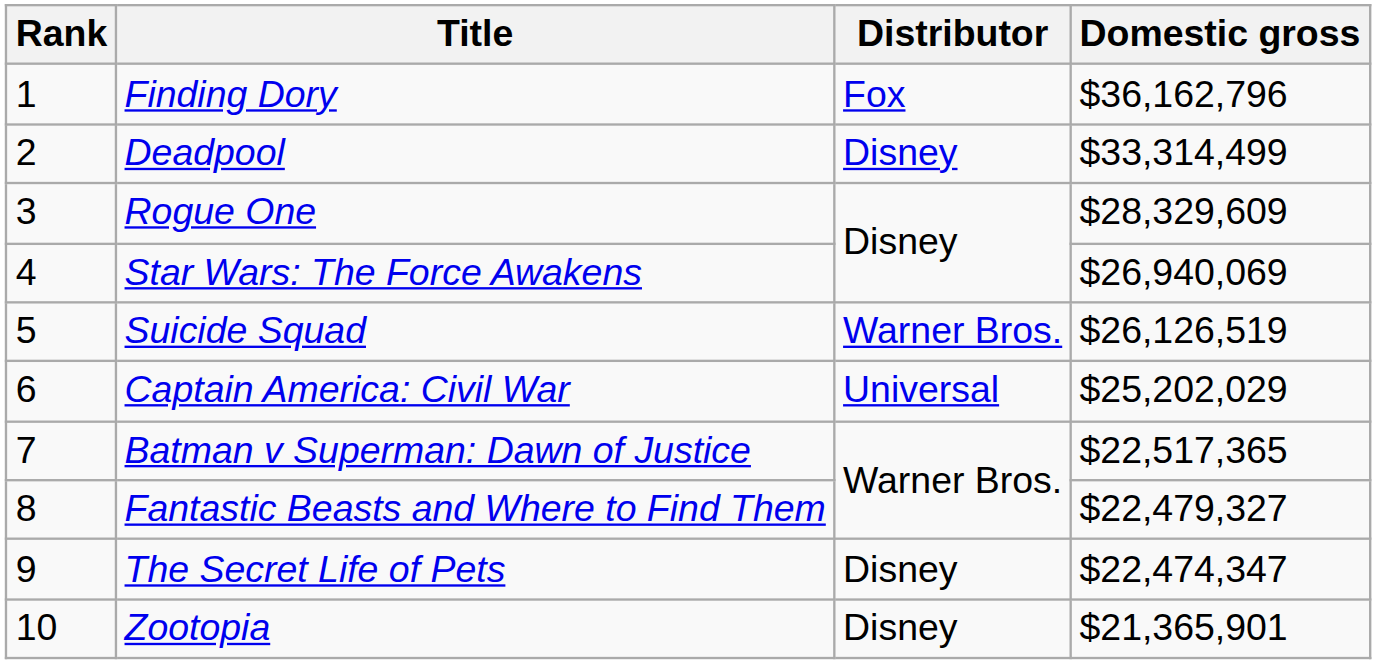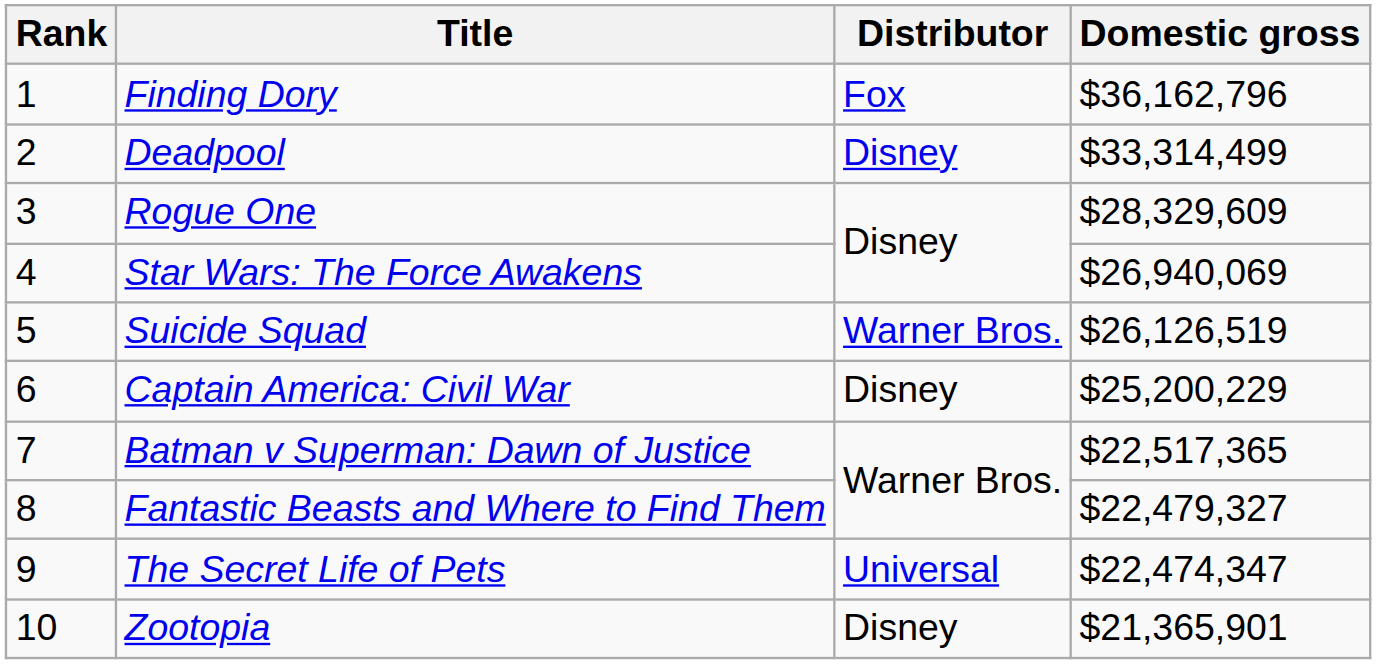(921, 390) Universal -> (900, 390) Disney
(1184, 390) $25,202,029 -> (1184, 390) $25,200,229
(900, 568) Disney -> (921, 568) Universal
